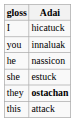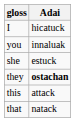- row: (11, 60)
+ row: (14, 109)
